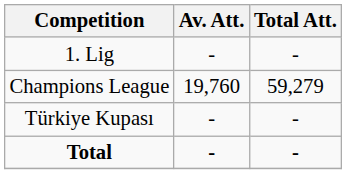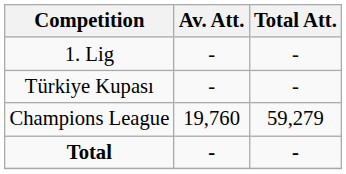rows swapped: (89, 119) <-> (89, 86)
